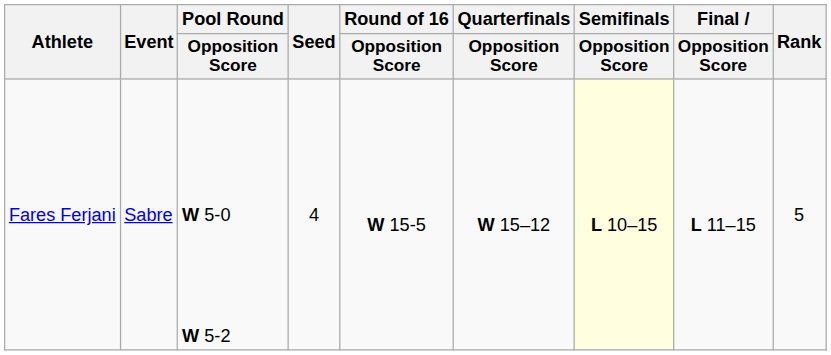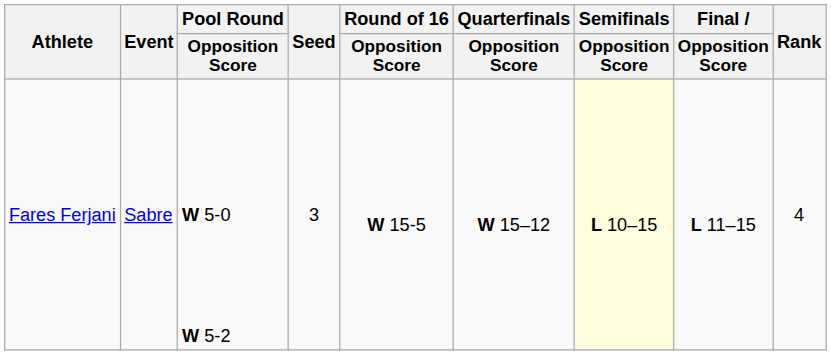(314, 215) 4 -> (314, 215) 3
(799, 215) 5 -> (799, 215) 4
